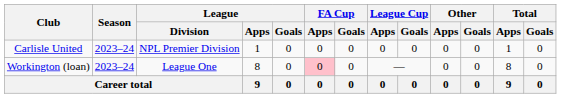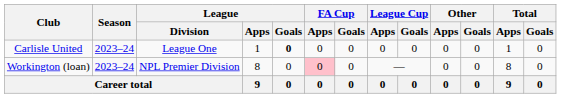(189, 48) NPL Premier Division -> (189, 48) League One
(289, 48) normal -> (289, 48) bold
(189, 66) League One -> (189, 66) NPL Premier Division
